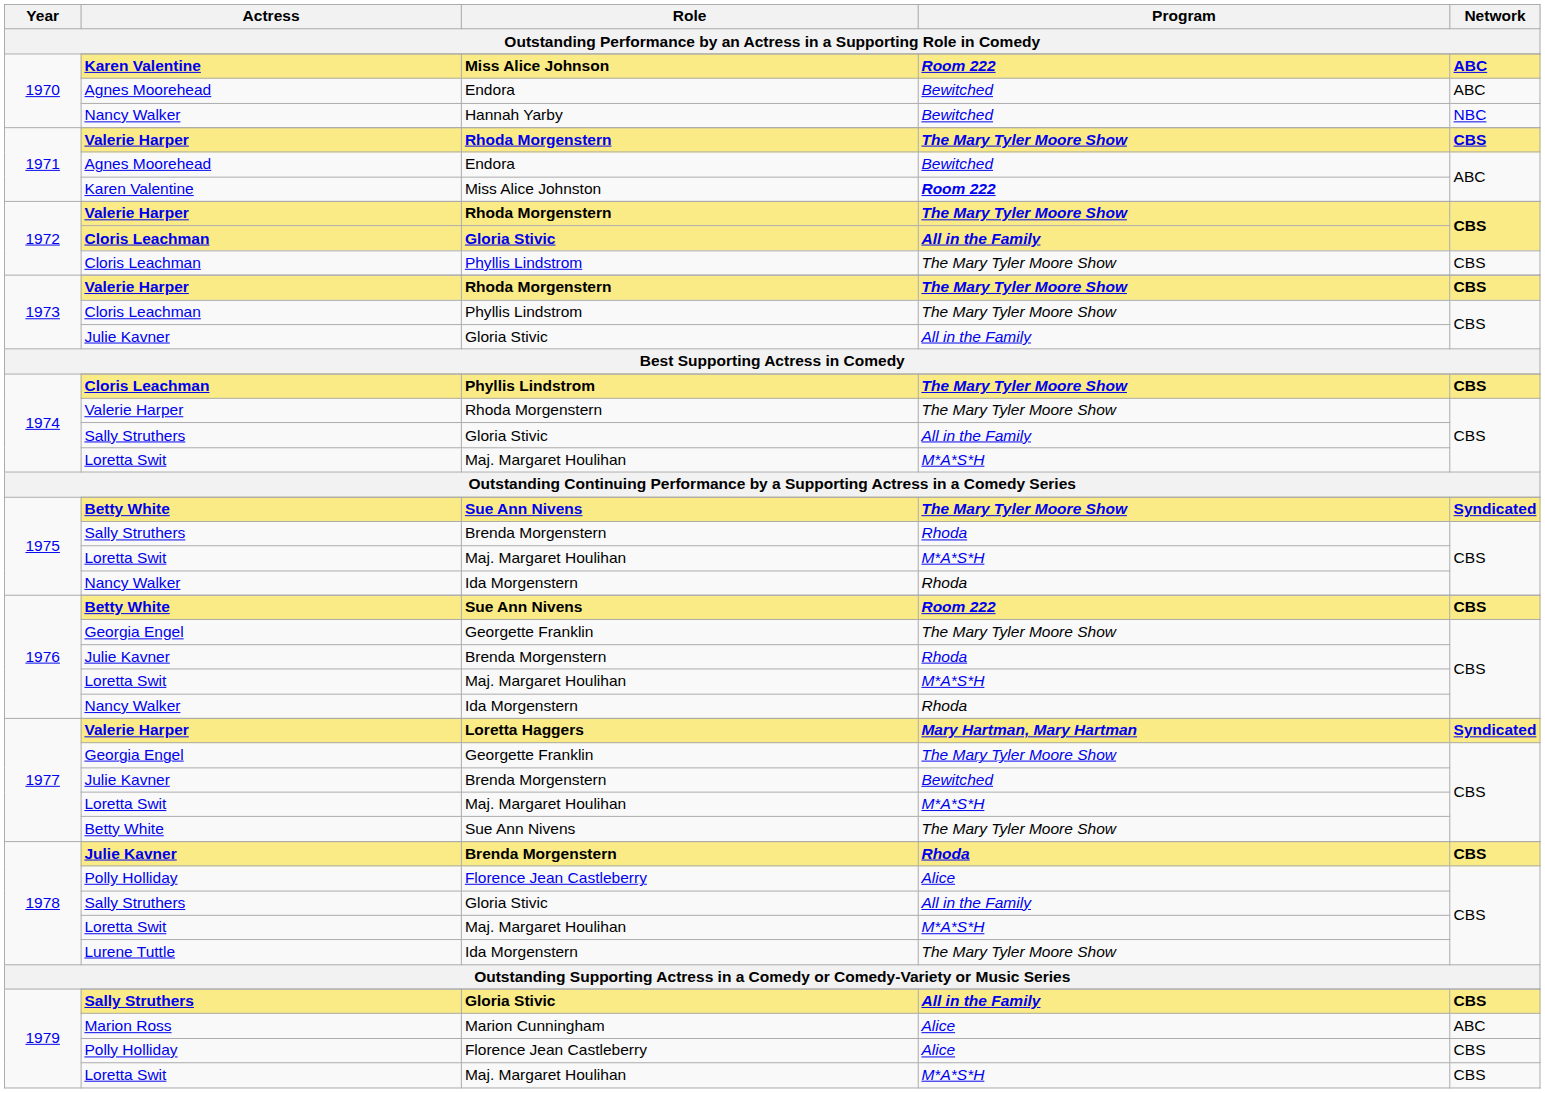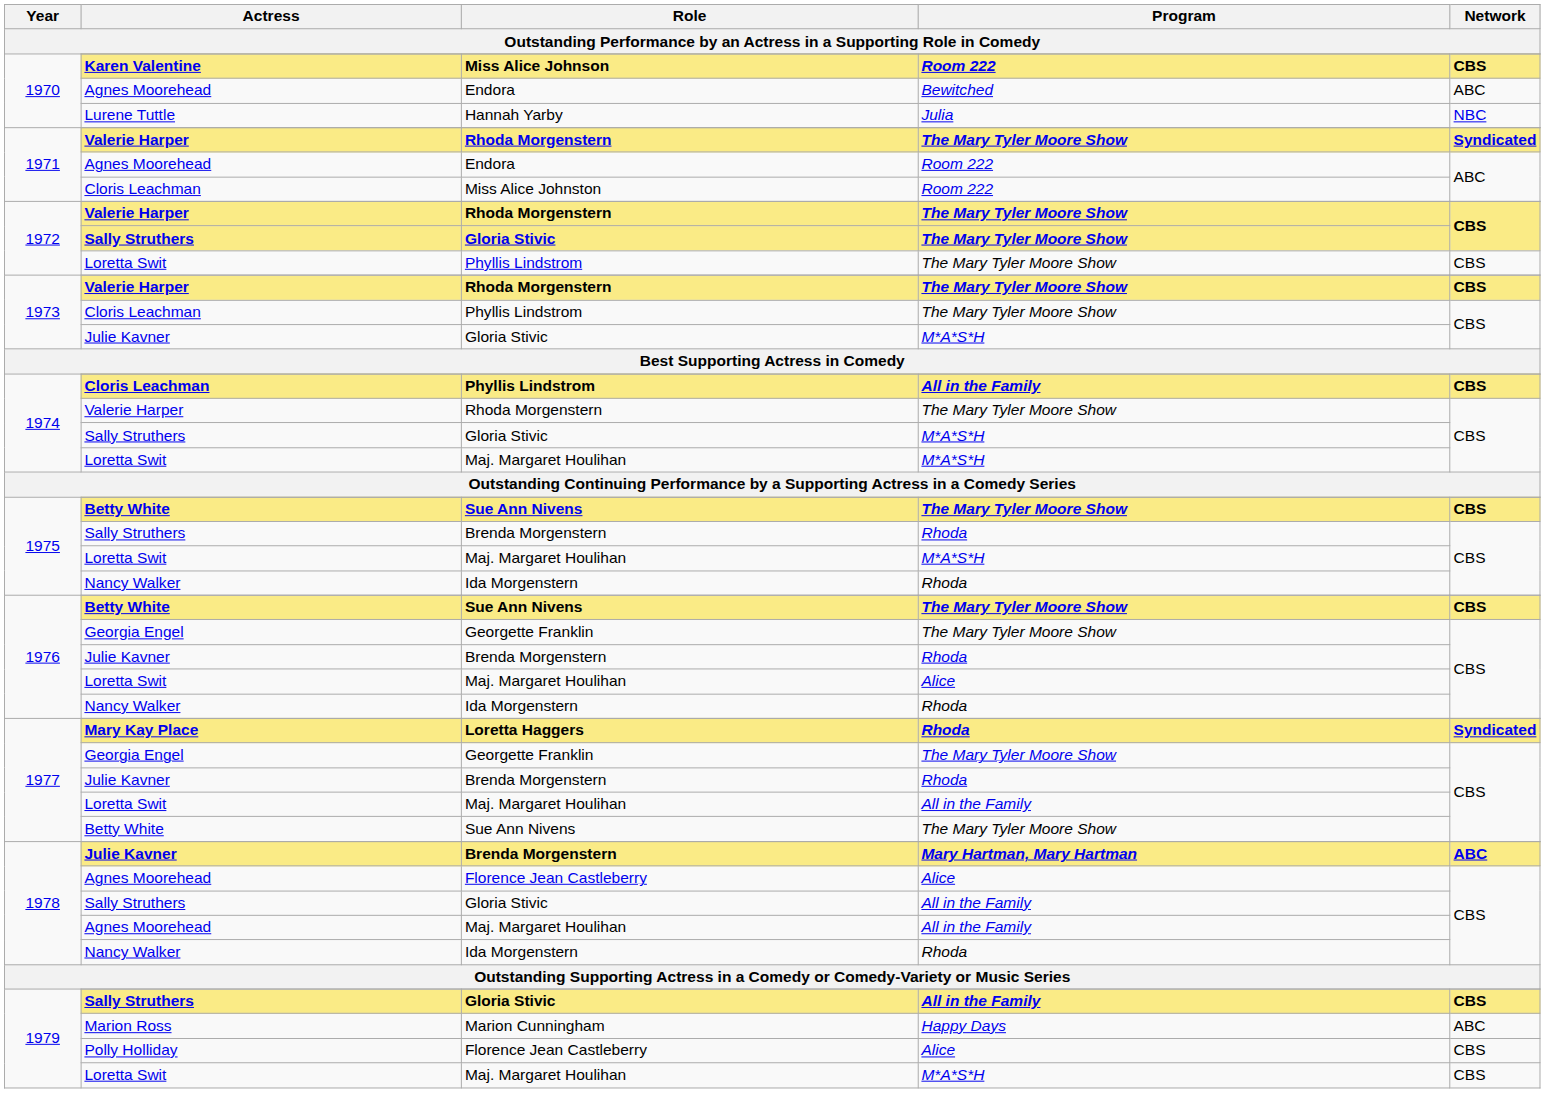(1470, 66) ABC -> (1470, 66) CBS
(132, 115) Nancy Walker -> (130, 115) Lurene Tuttle
(957, 115) Bewitched -> (937, 115) Julia
(1470, 139) CBS -> (1495, 139) Syndicated
(957, 164) Bewitched -> (957, 164) Room 222
(139, 189) Karen Valentine -> (143, 189) Cloris Leachman
(959, 189) bold -> (957, 189) normal
(147, 238) Cloris Leachman -> (139, 238) Sally Struthers
(981, 238) All in the Family -> (1024, 238) The Mary Tyler Moore Show
(143, 262) Cloris Leachman -> (125, 262) Loretta Swit
(976, 336) All in the Family -> (953, 336) M*A*S*H
(1024, 386) The Mary Tyler Moore Show -> (981, 386) All in the Family
(976, 435) All in the Family -> (953, 435) M*A*S*H
(1495, 509) Syndicated -> (1470, 509) CBS
(959, 607) Room 222 -> (1024, 607) The Mary Tyler Moore Show
(953, 681) M*A*S*H -> (938, 681) Alice
(137, 730) Valerie Harper -> (141, 730) Mary Kay Place
(1029, 730) Mary Hartman, Mary Hartman -> (946, 730) Rhoda
(957, 779) Bewitched -> (944, 779) Rhoda
(953, 804) M*A*S*H -> (976, 804) All in the Family
(946, 853) Rhoda -> (1029, 853) Mary Hartman, Mary Hartman
(1470, 853) CBS -> (1470, 853) ABC
(131, 878) Polly Holliday -> (148, 878) Agnes Moorehead
(125, 927) Loretta Swit -> (148, 927) Agnes Moorehead
(953, 927) M*A*S*H -> (976, 927) All in the Family
(130, 952) Lurene Tuttle -> (132, 952) Nancy Walker
(1019, 952) The Mary Tyler Moore Show -> (944, 952) Rhoda
(938, 1025) Alice -> (964, 1025) Happy Days
